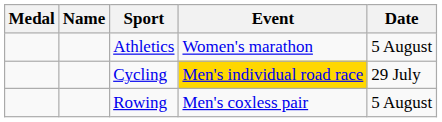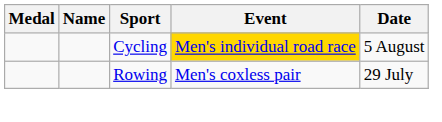- row: (144, 46)
(396, 74) 29 July -> (394, 46) 5 August
(402, 102) 5 August -> (388, 74) 29 July
